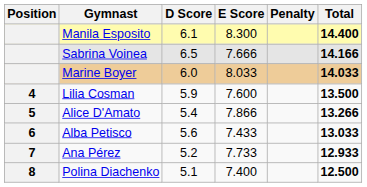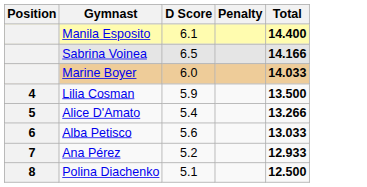- column: (241, 14)
